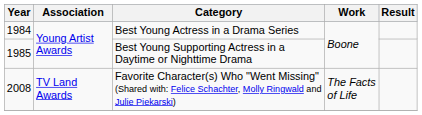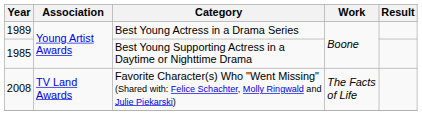(19, 30) 1984 -> (19, 30) 1989
